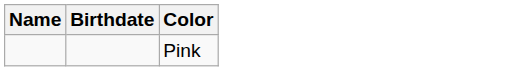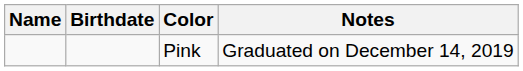+ column: (368, 19)
